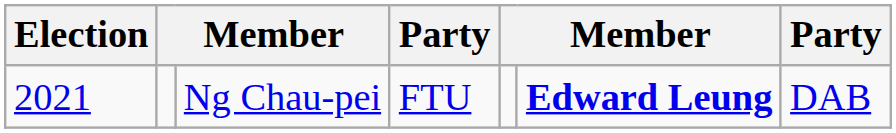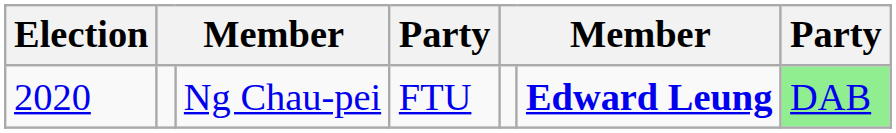(52, 95) 2021 -> (52, 95) 2020
(831, 95) no background -> (831, 95) lightgreen background
